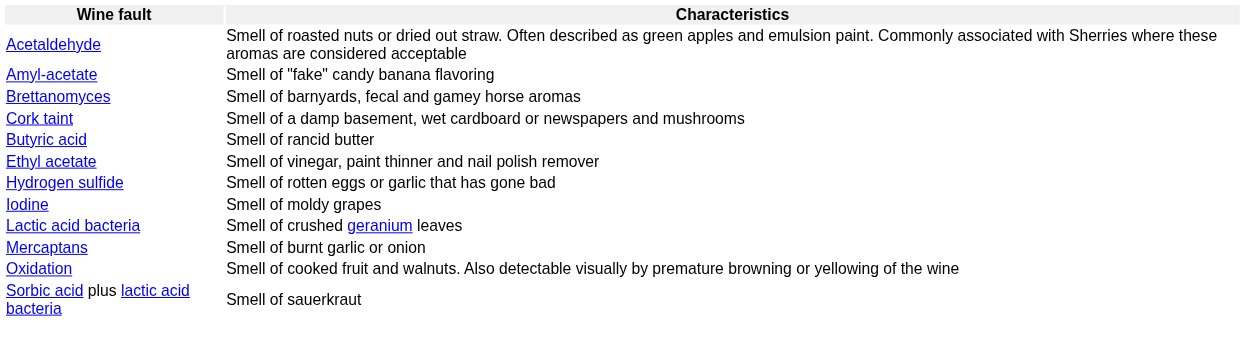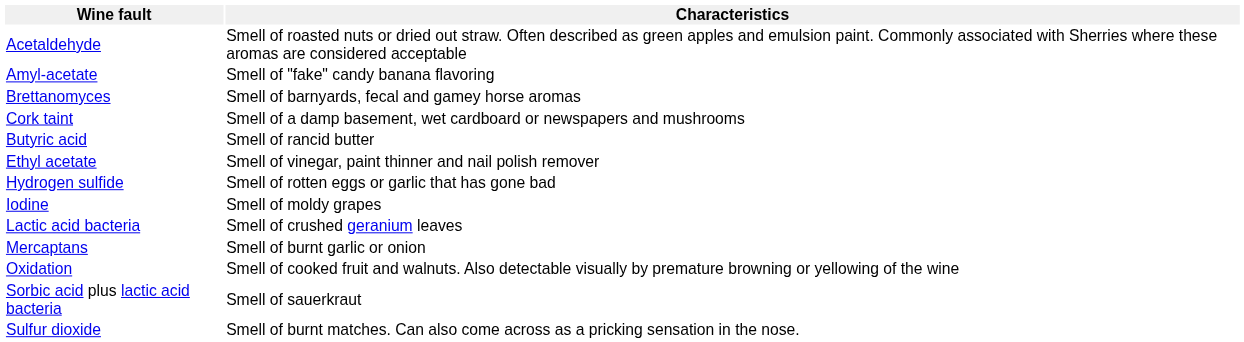+ row: (53, 330)
